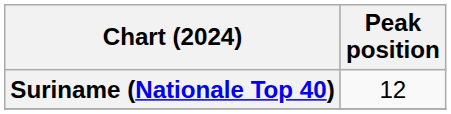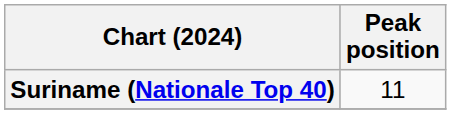(393, 89) 12 -> (393, 89) 11
